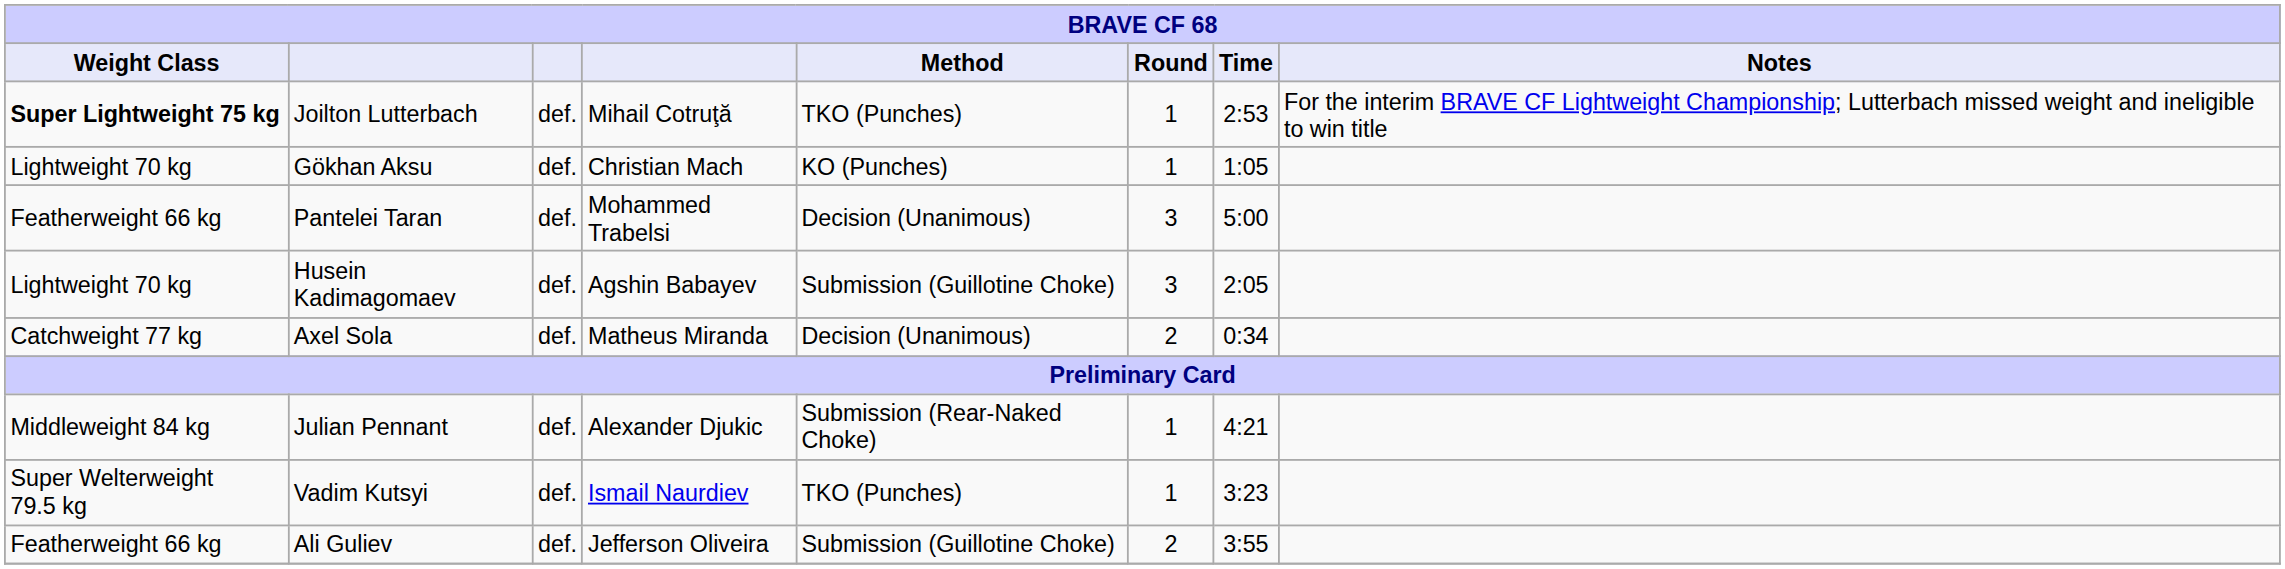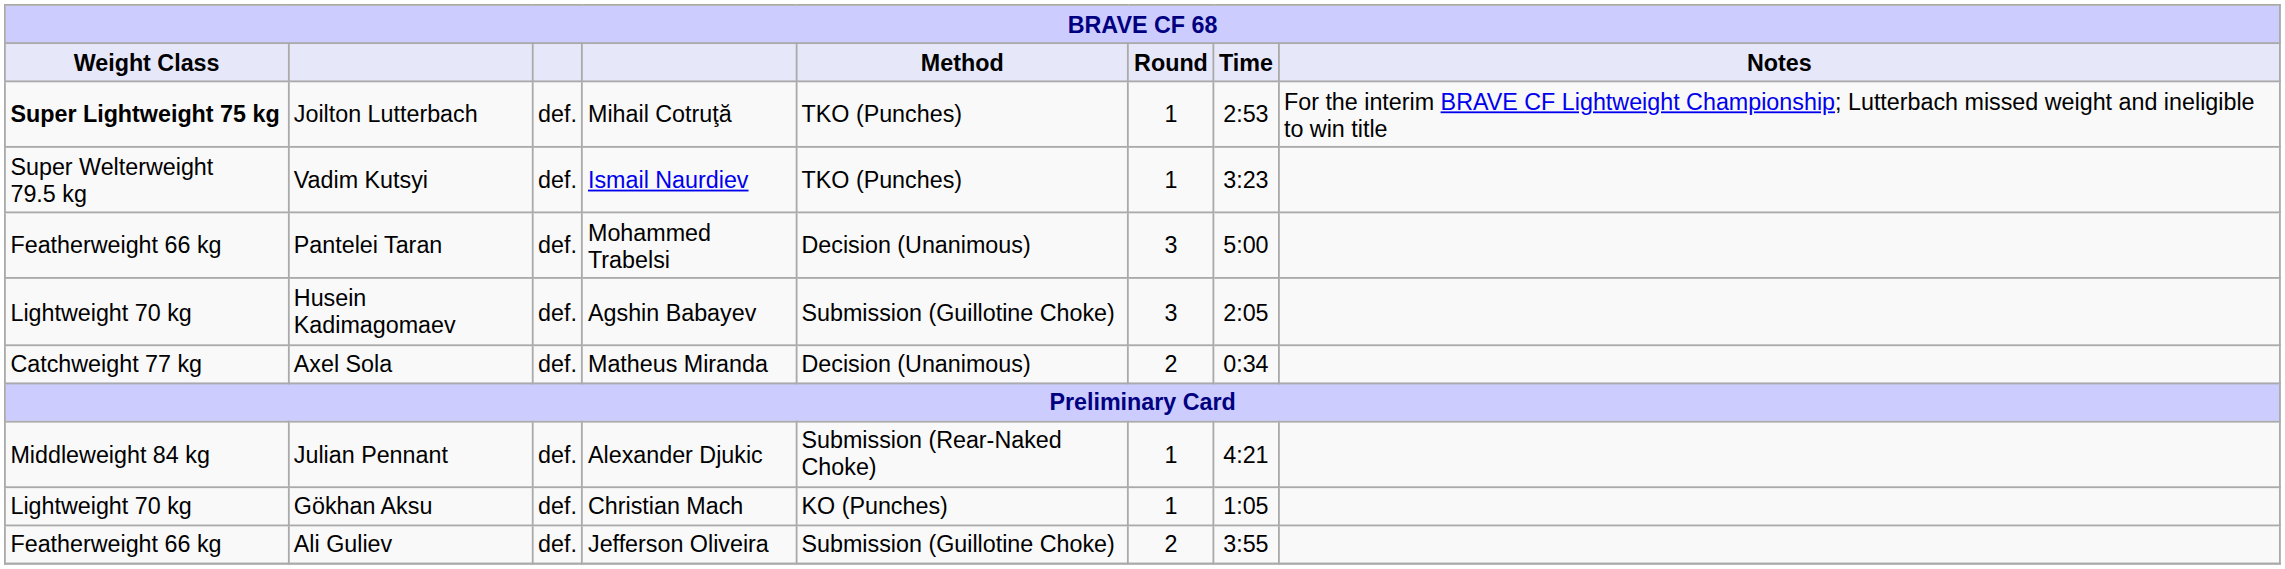rows swapped: (361, 492) <-> (363, 166)
